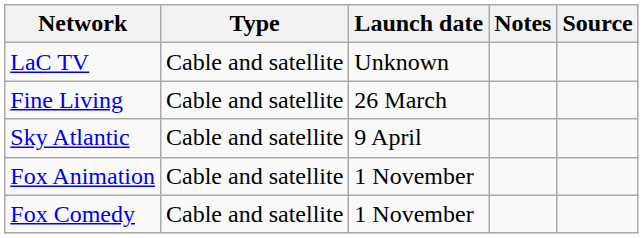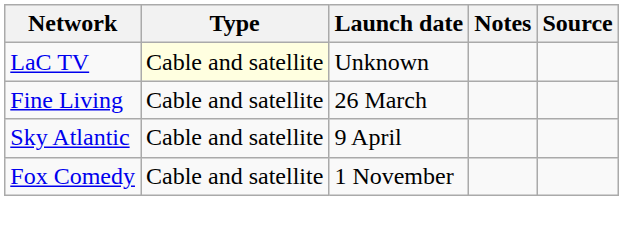(255, 61) no background -> (235, 61) lightyellow background
- row: (83, 175)
